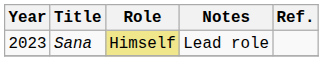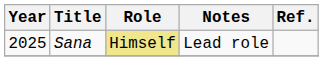(27, 43) 2023 -> (27, 43) 2025
